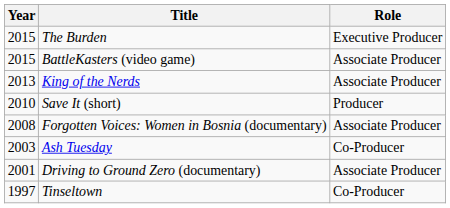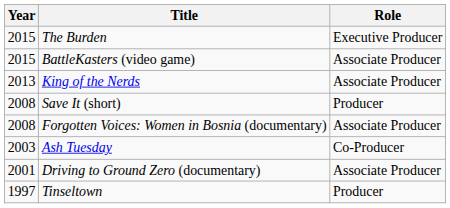(22, 103) 2010 -> (22, 103) 2008
(369, 192) Co-Producer -> (358, 192) Producer
